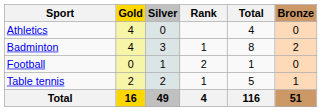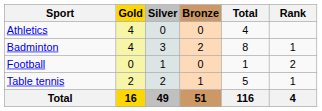columns swapped: (296, 13) <-> (204, 13)
